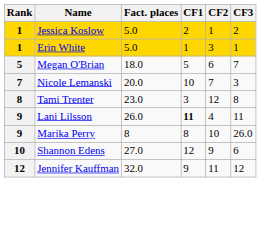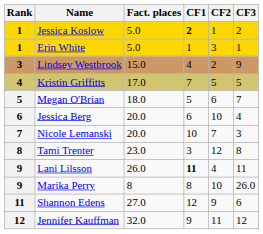(186, 30) normal -> (189, 30) bold
+ row: (79, 64)
+ row: (71, 82)
+ row: (64, 116)
(20, 151) 10 -> (20, 202) 11
